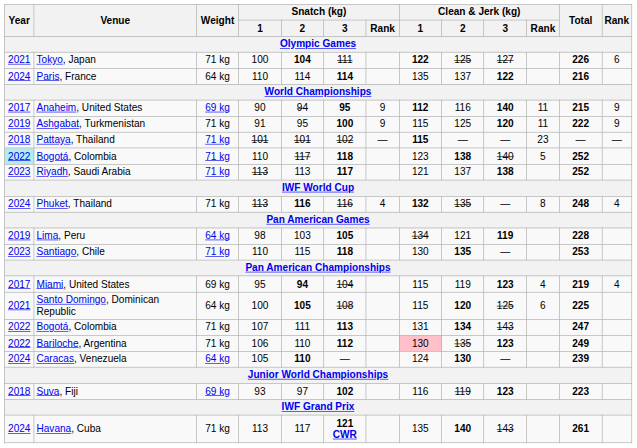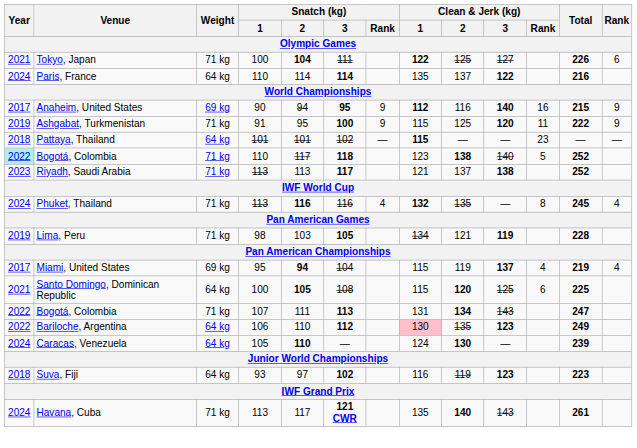(543, 108) 11 -> (543, 108) 16
(218, 140) 71 kg -> (218, 140) 64 kg
(581, 204) 248 -> (581, 204) 245
(218, 236) 64 kg -> (218, 236) 71 kg
- row: (71, 252)
(505, 284) 123 -> (505, 268) 137
(218, 343) 71 kg -> (218, 327) 64 kg
(218, 391) 69 kg -> (218, 375) 64 kg
